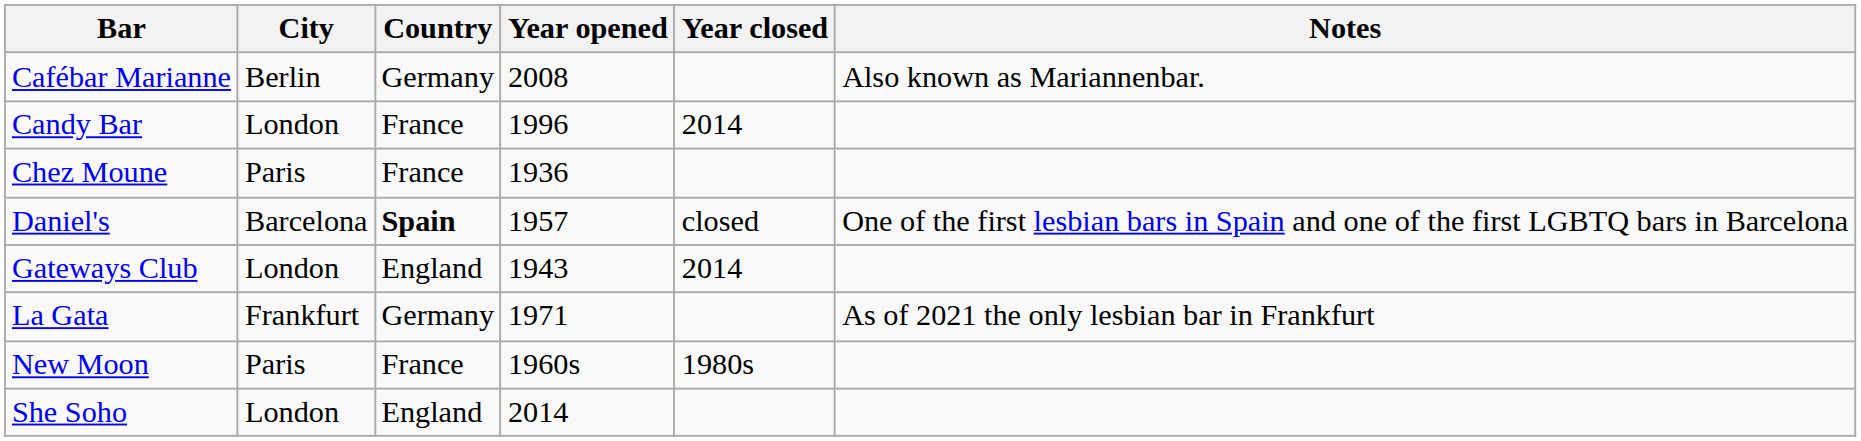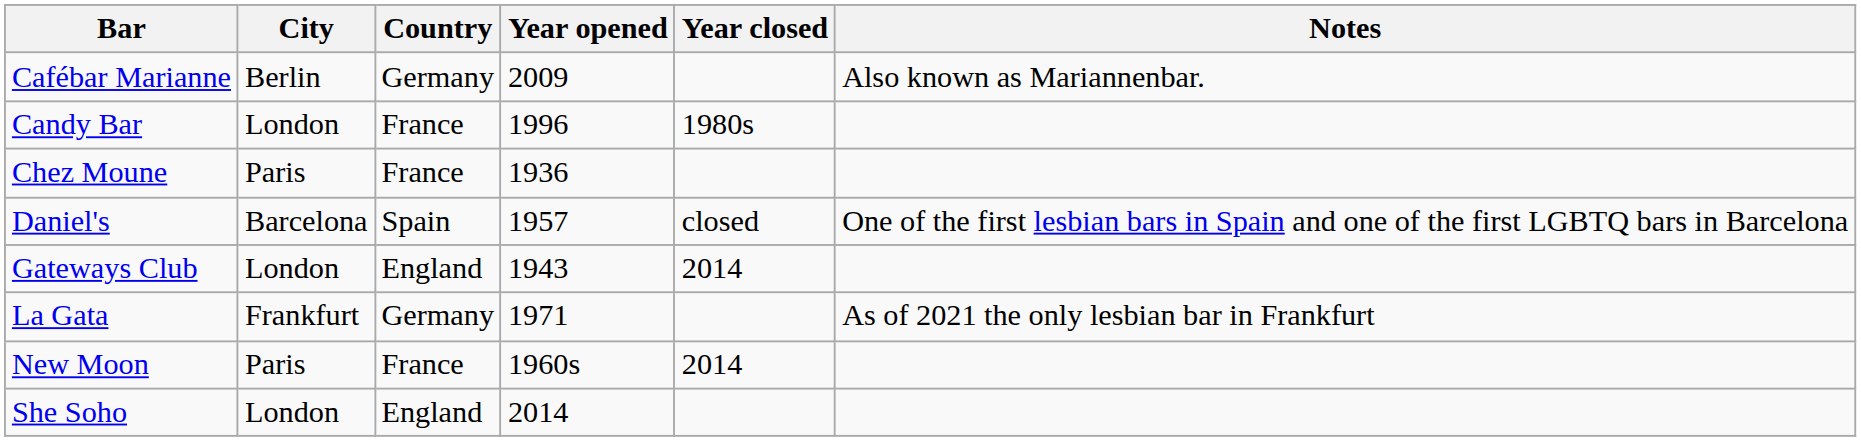(538, 76) 2008 -> (538, 76) 2009
(712, 124) 2014 -> (718, 124) 1980s
(418, 220) bold -> (416, 220) normal
(718, 364) 1980s -> (712, 364) 2014
